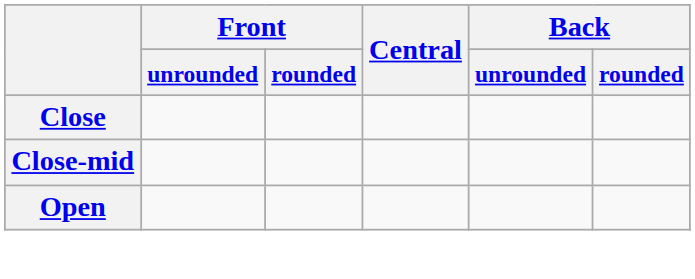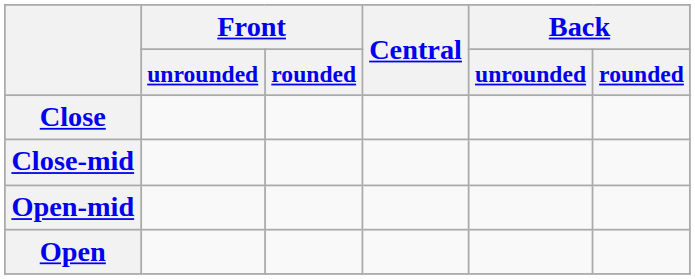+ row: (73, 206)
